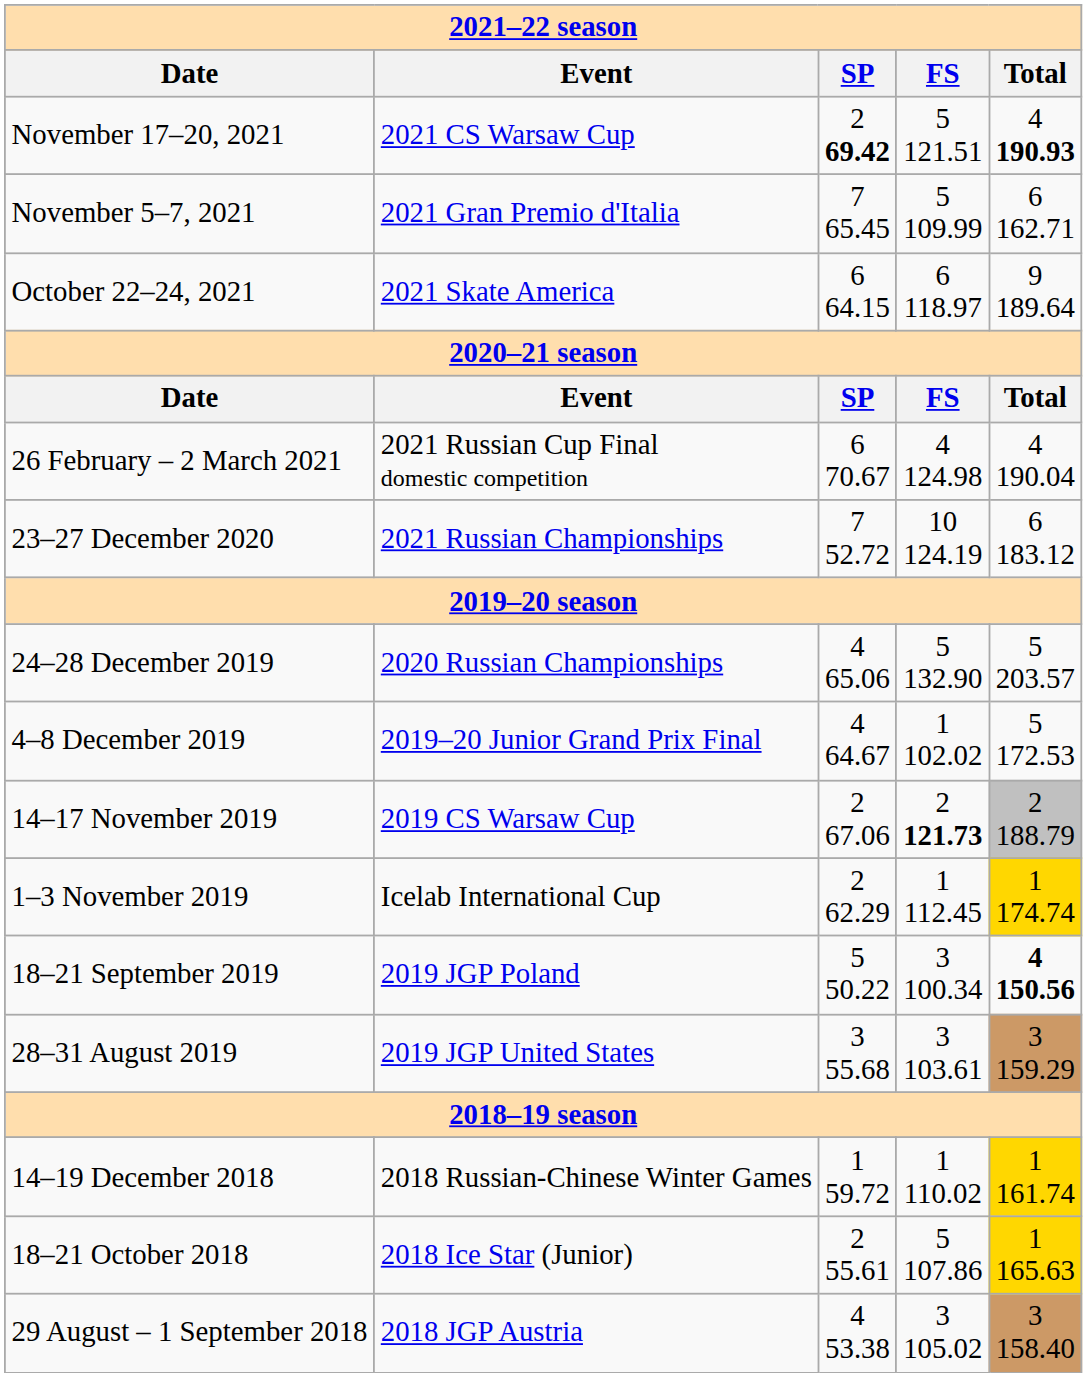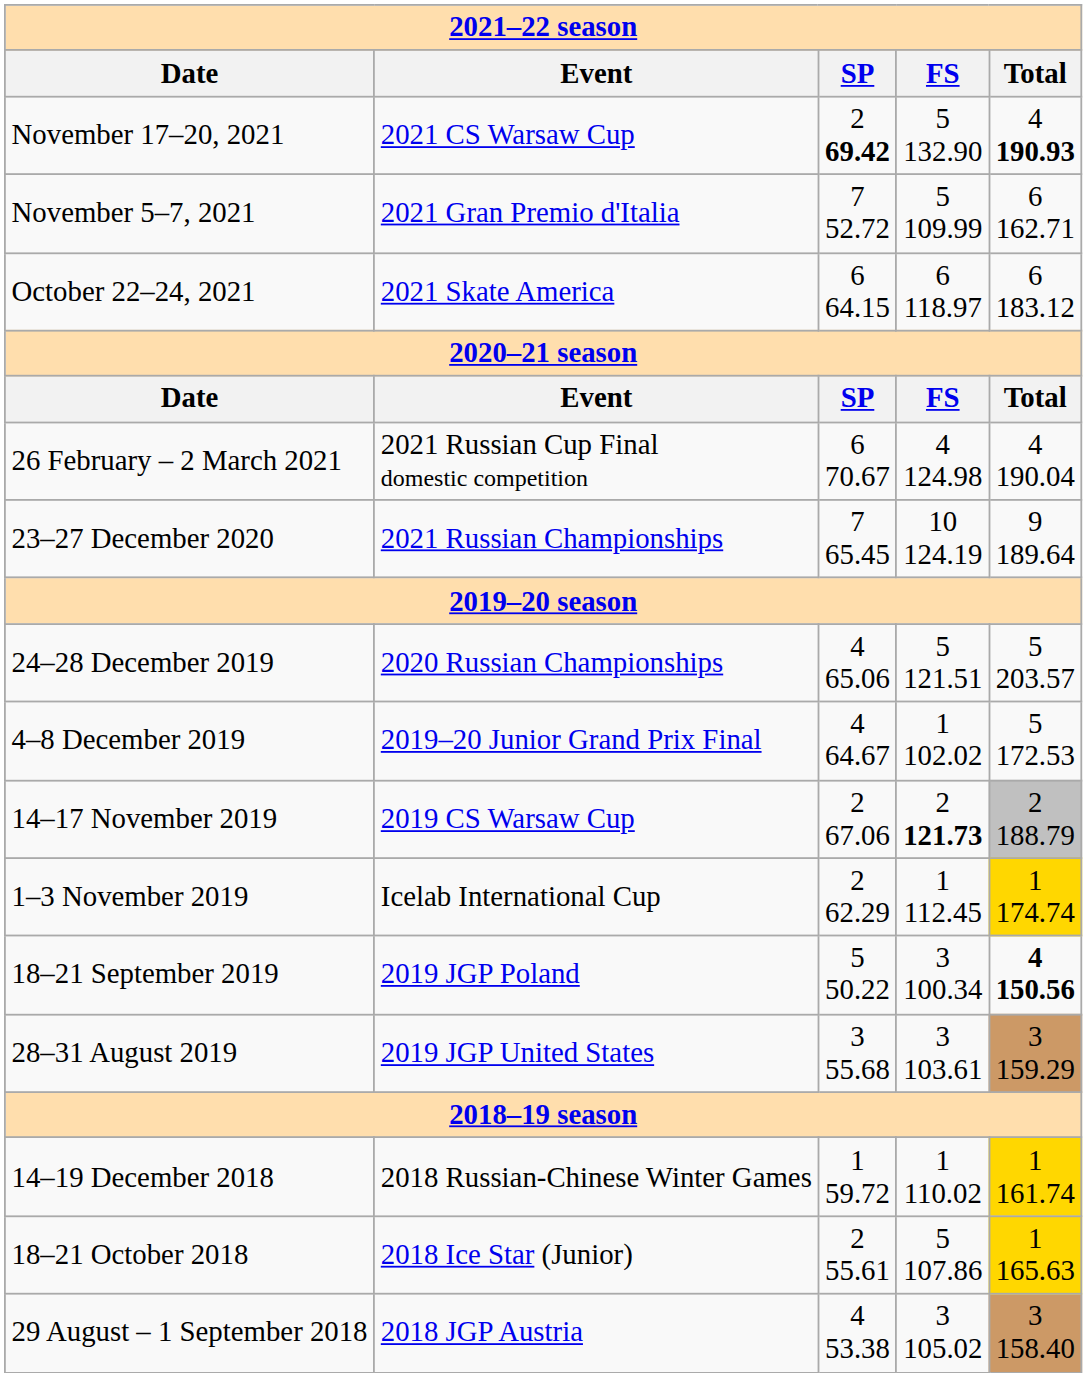(943, 134) 5 121.51 -> (943, 134) 5 132.90
(858, 212) 7 65.45 -> (858, 212) 7 52.72
(1035, 291) 9 189.64 -> (1035, 291) 6 183.12
(858, 538) 7 52.72 -> (858, 538) 7 65.45
(1035, 538) 6 183.12 -> (1035, 538) 9 189.64
(943, 662) 5 132.90 -> (943, 662) 5 121.51
